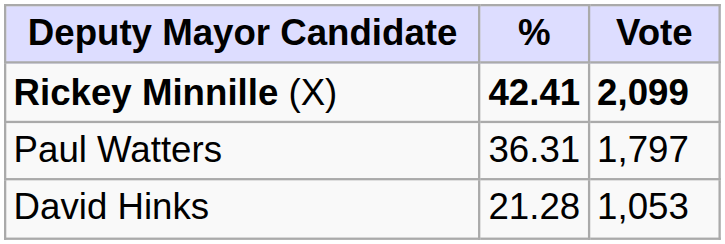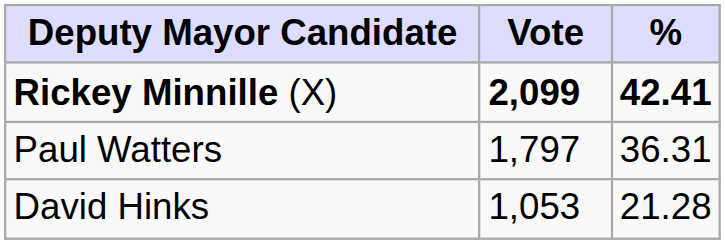columns swapped: (654, 33) <-> (534, 33)
